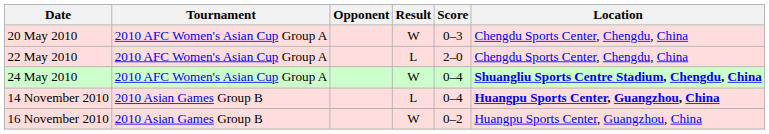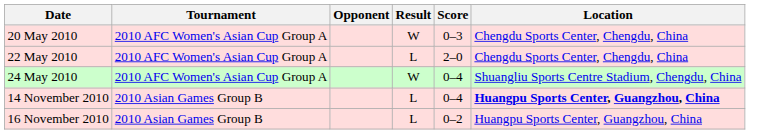(618, 77) bold -> (608, 77) normal
(413, 118) W -> (413, 118) L
